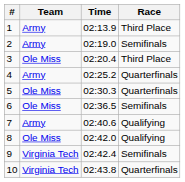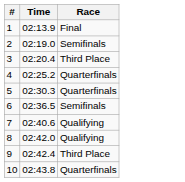- column: (50, 12)
(146, 28) Third Place -> (71, 28) Final
(144, 153) Semifinals -> (85, 153) Third Place
